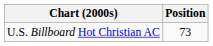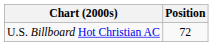(185, 32) 73 -> (185, 32) 72
